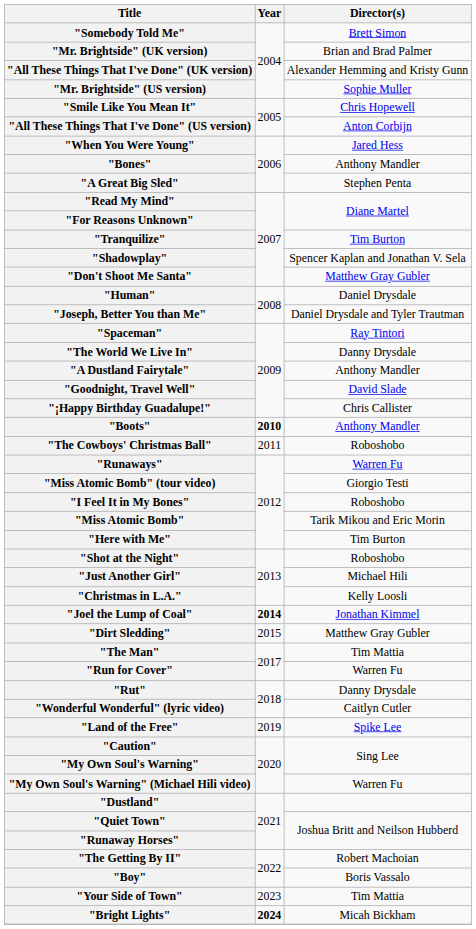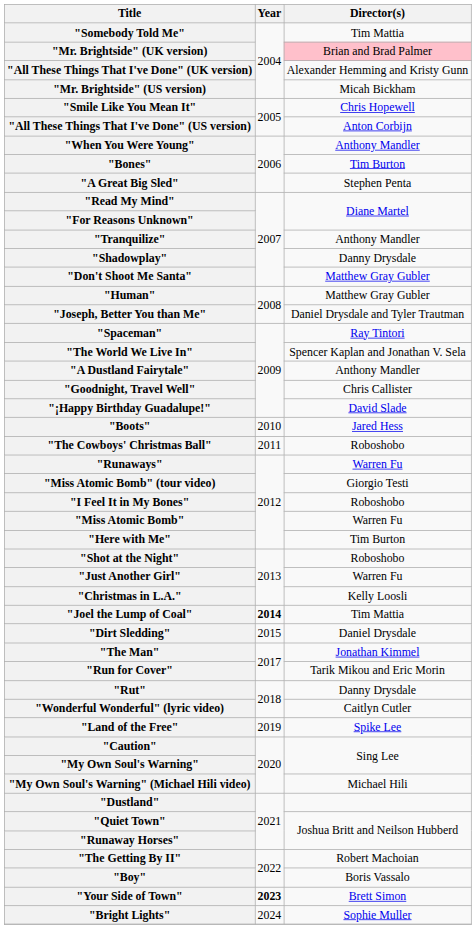(377, 32) Brett Simon -> (377, 32) Tim Mattia
(377, 51) no background -> (377, 51) pink background
(377, 88) Sophie Muller -> (377, 88) Micah Bickham
(377, 145) Jared Hess -> (377, 145) Anthony Mandler
(377, 164) Anthony Mandler -> (377, 164) Tim Burton
(377, 239) Tim Burton -> (377, 239) Anthony Mandler
(377, 257) Spencer Kaplan and Jonathan V. Sela -> (377, 257) Danny Drysdale
(377, 295) Daniel Drysdale -> (377, 295) Matthew Gray Gubler
(377, 351) Danny Drysdale -> (377, 351) Spencer Kaplan and Jonathan V. Sela
(377, 389) David Slade -> (377, 389) Chris Callister
(377, 408) Chris Callister -> (377, 408) David Slade
(269, 426) bold -> (269, 426) normal
(377, 426) Anthony Mandler -> (377, 426) Jared Hess
(377, 520) Tarik Mikou and Eric Morin -> (377, 520) Warren Fu
(377, 577) Michael Hili -> (377, 577) Warren Fu
(377, 614) Jonathan Kimmel -> (377, 614) Tim Mattia
(377, 633) Matthew Gray Gubler -> (377, 633) Daniel Drysdale
(377, 652) Tim Mattia -> (377, 652) Jonathan Kimmel
(377, 671) Warren Fu -> (377, 671) Tarik Mikou and Eric Morin
(377, 783) Warren Fu -> (377, 783) Michael Hili
(269, 896) normal -> (269, 896) bold
(377, 896) Tim Mattia -> (377, 896) Brett Simon
(269, 915) bold -> (269, 915) normal
(377, 915) Micah Bickham -> (377, 915) Sophie Muller
